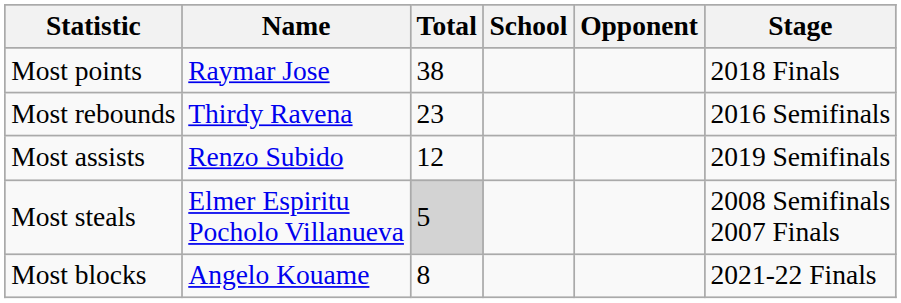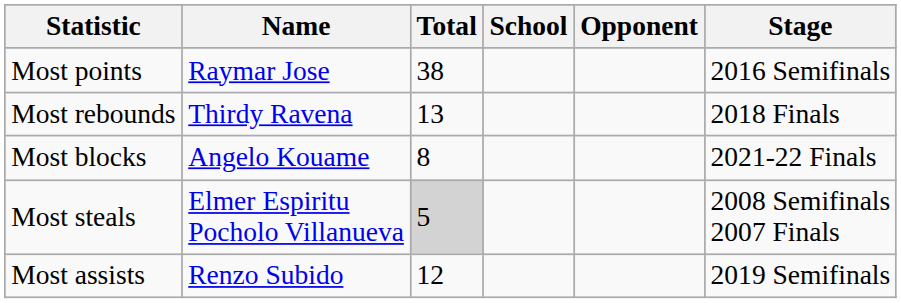(775, 69) 2018 Finals -> (800, 69) 2016 Semifinals
(430, 113) 23 -> (430, 113) 13
(800, 113) 2016 Semifinals -> (775, 113) 2018 Finals
rows swapped: (78, 157) <-> (79, 275)
